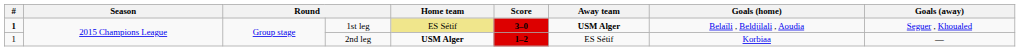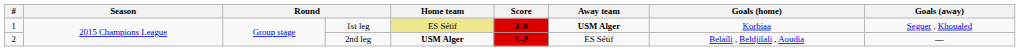(14, 25) bold -> (14, 25) normal
(757, 25) Belaïli , Beldjilali , Aoudia -> (757, 25) Korbiaa
(14, 39) 1 -> (14, 39) 2
(757, 39) Korbiaa -> (757, 39) Belaïli , Beldjilali , Aoudia
